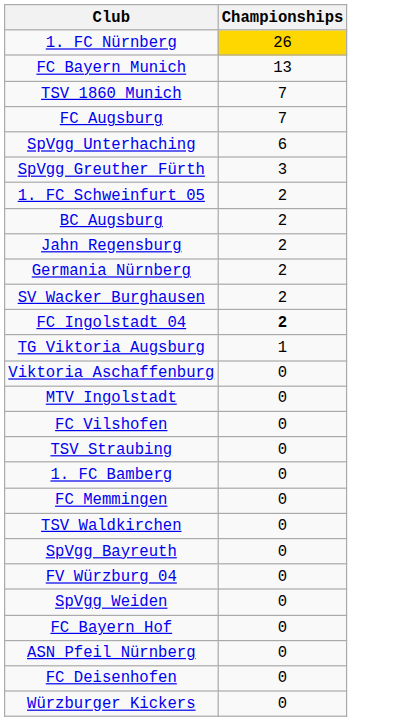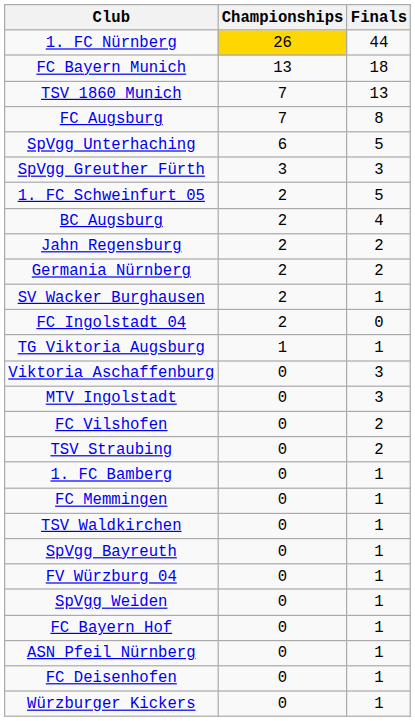+ column: (379, 17)
(283, 322) bold -> (283, 322) normal
